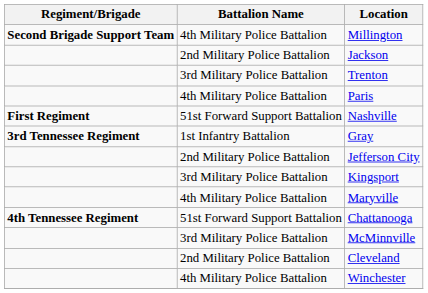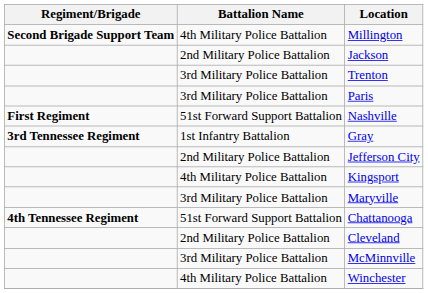(253, 95) 4th Military Police Battalion -> (254, 95) 3rd Military Police Battalion
(254, 177) 3rd Military Police Battalion -> (253, 177) 4th Military Police Battalion
(253, 197) 4th Military Police Battalion -> (254, 197) 3rd Military Police Battalion
rows swapped: (374, 258) <-> (381, 237)
